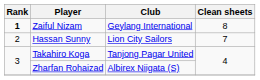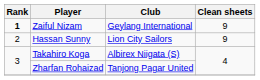(225, 26) 8 -> (225, 26) 9
(225, 40) 7 -> (225, 40) 9
(150, 54) Tanjong Pagar United -> (143, 54) Albirex Niigata (S)
(143, 68) Albirex Niigata (S) -> (150, 68) Tanjong Pagar United
